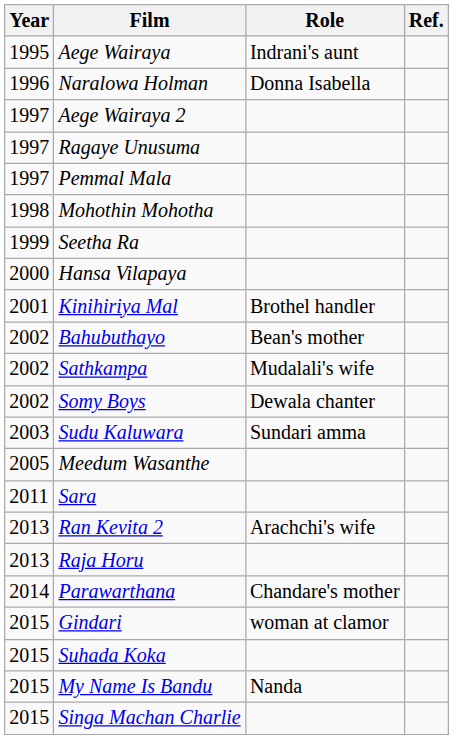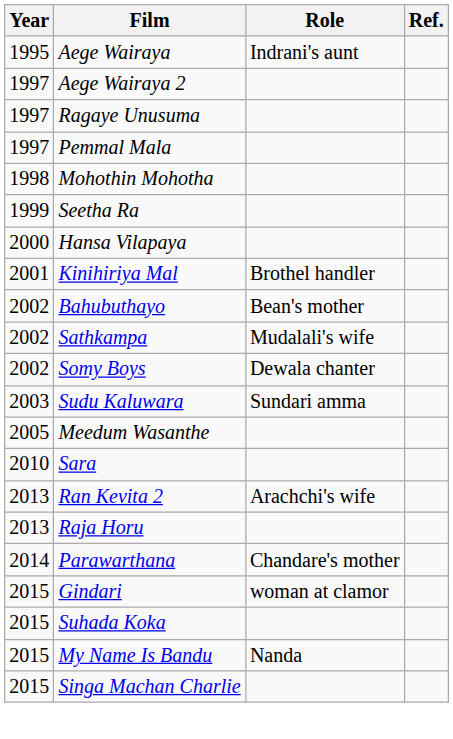- row: (133, 83)
(29, 496) 2011 -> (29, 464) 2010
